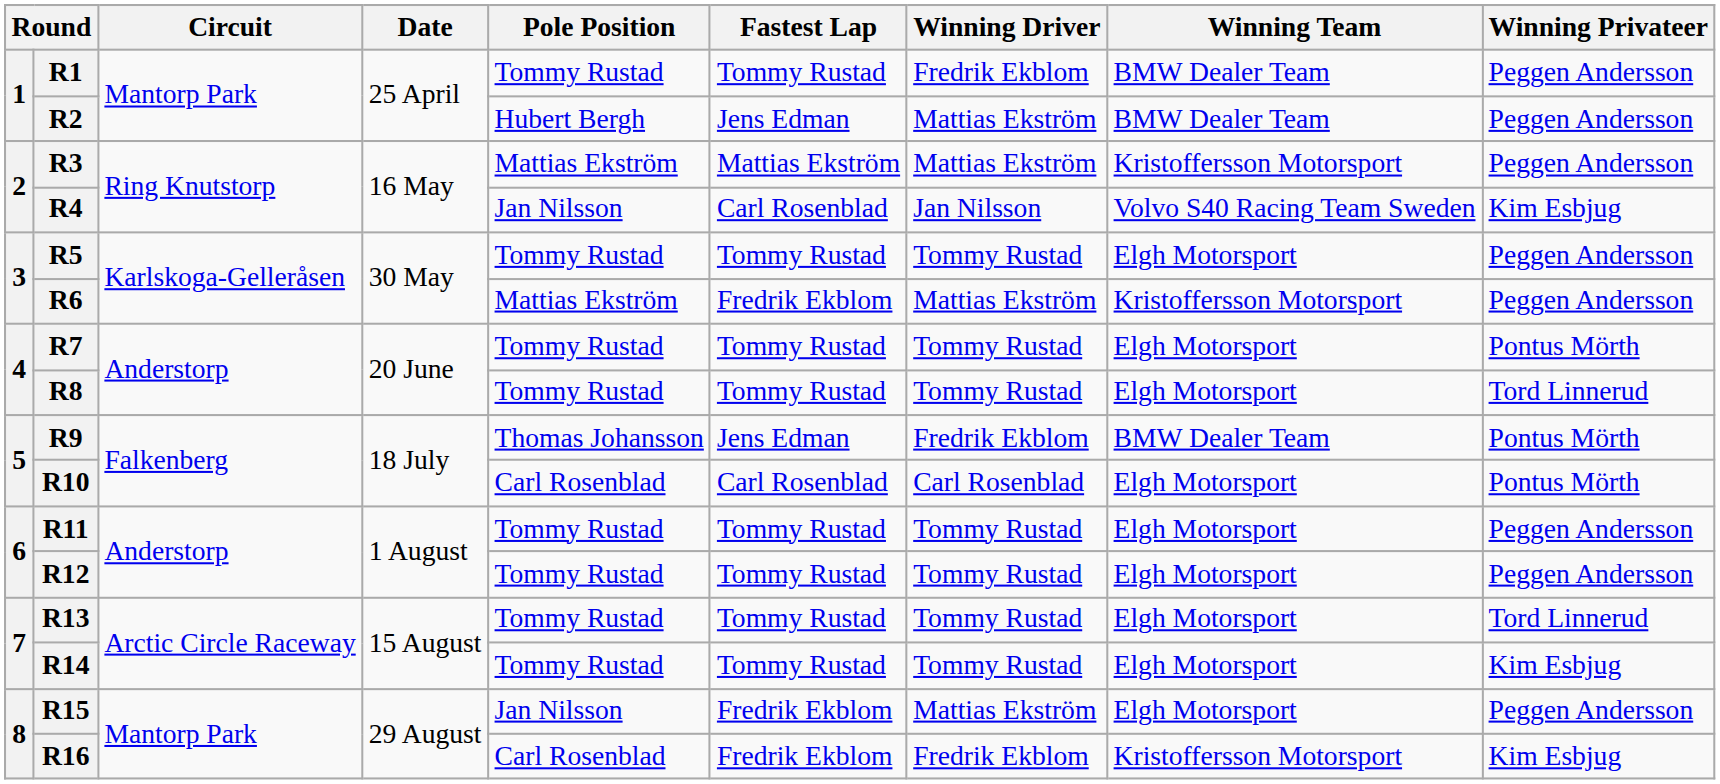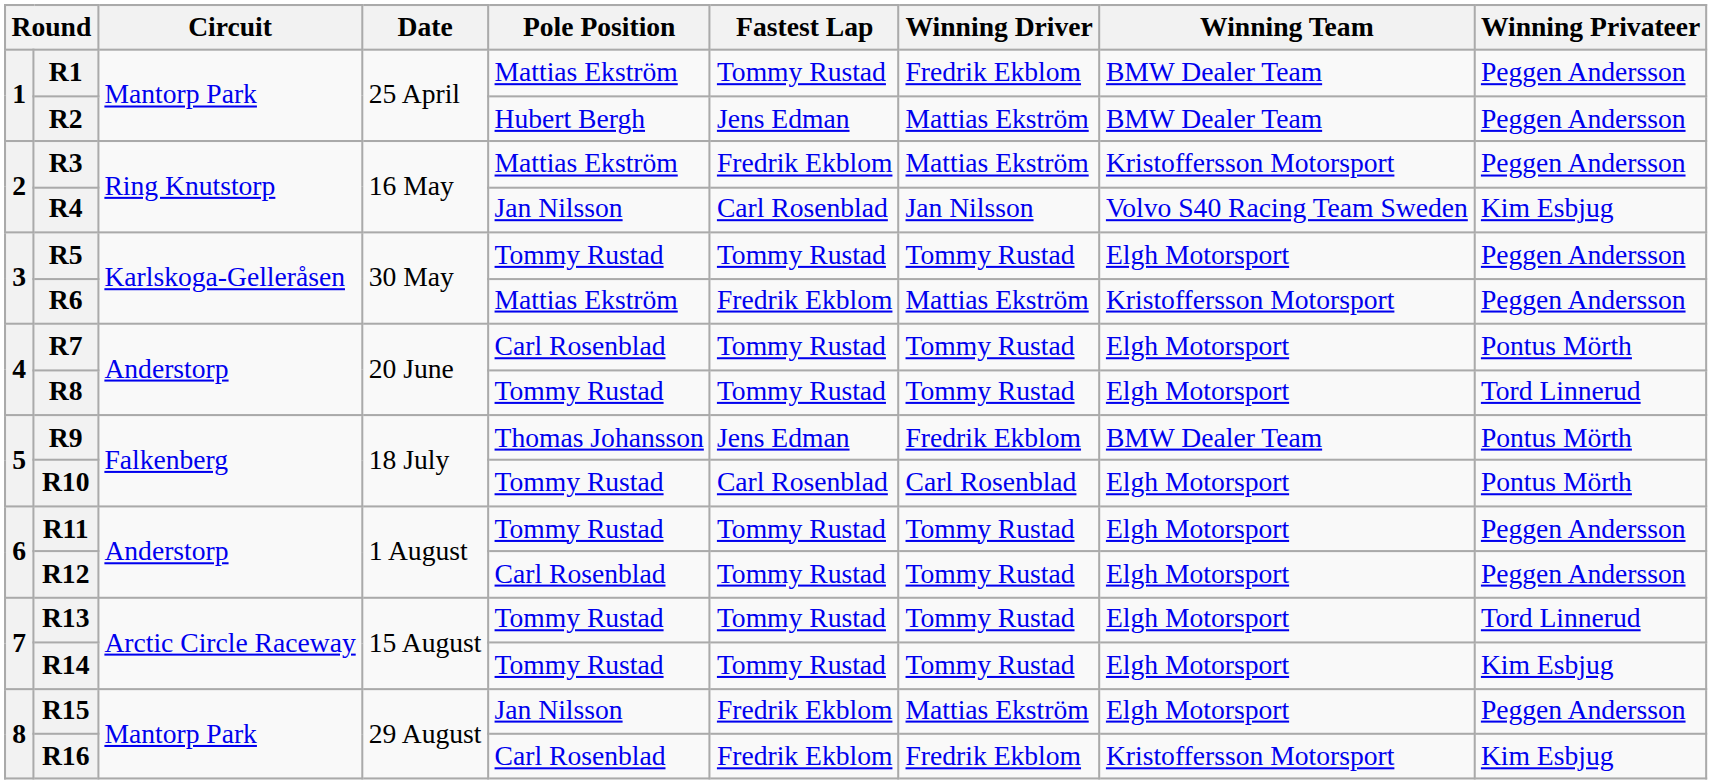(579, 72) Tommy Rustad -> (586, 72) Mattias Ekström
(809, 163) Mattias Ekström -> (805, 163) Fredrik Ekblom
(579, 345) Tommy Rustad -> (580, 345) Carl Rosenblad
(580, 482) Carl Rosenblad -> (579, 482) Tommy Rustad
(579, 573) Tommy Rustad -> (580, 573) Carl Rosenblad
